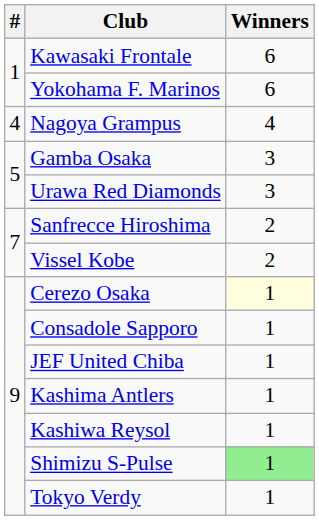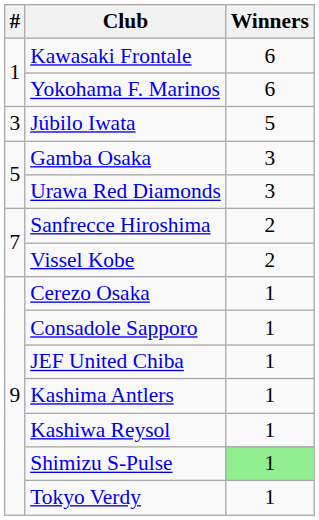+ row: (83, 123)
- row: (106, 123)
(270, 293) lightyellow background -> (270, 293) no background
